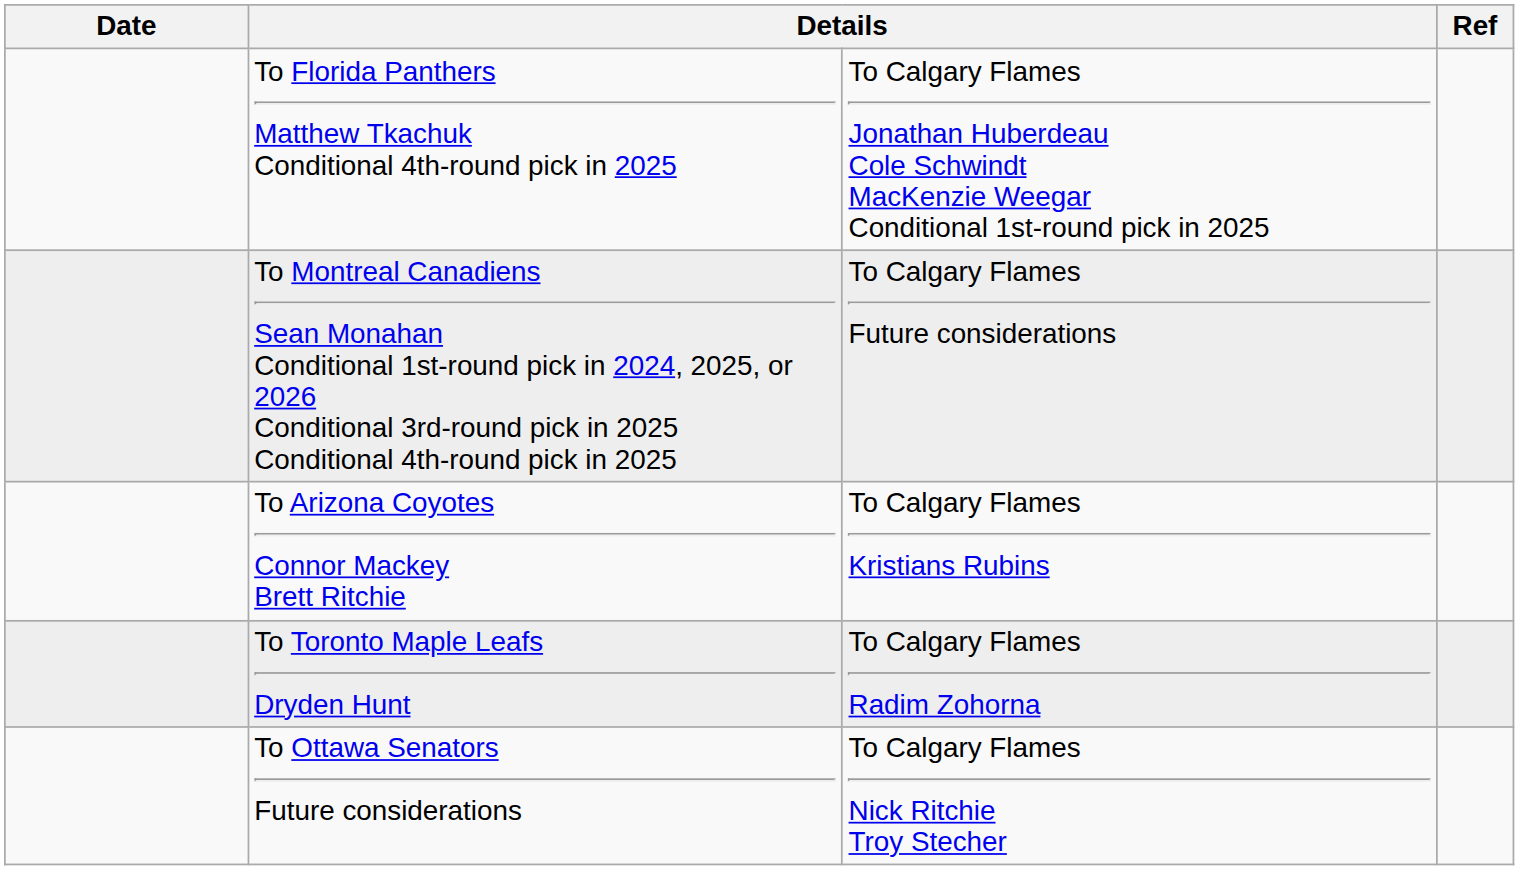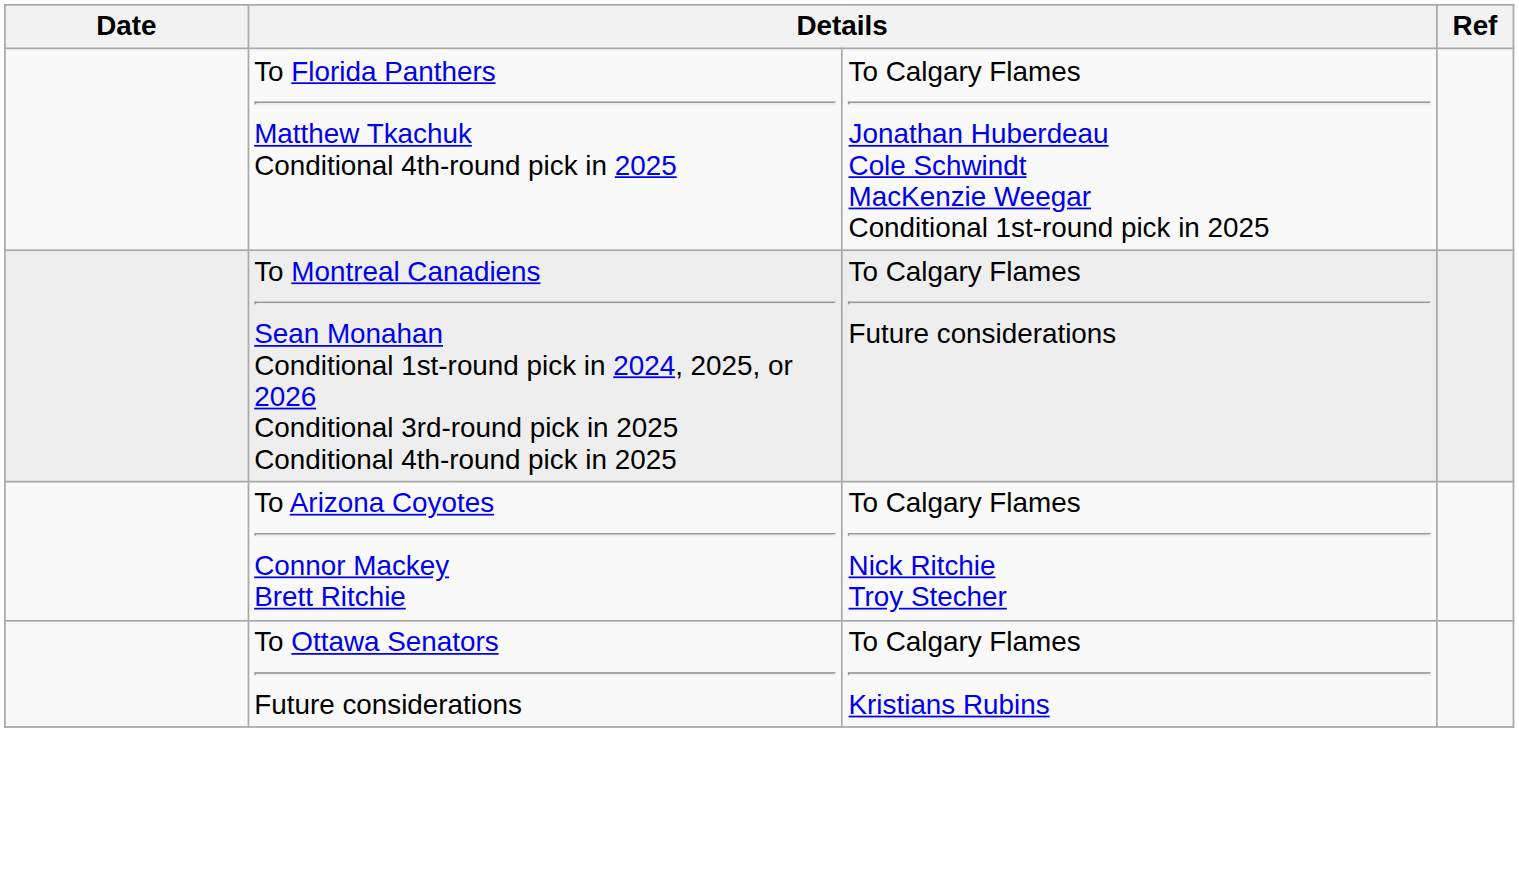(1139, 534) To Calgary Flames Kristians Rubins -> (1139, 550) To Calgary Flames Nick Ritchie Troy Stecher
- row: (545, 672)
(1139, 795) To Calgary Flames Nick Ritchie Troy Stecher -> (1139, 672) To Calgary Flames Kristians Rubins
